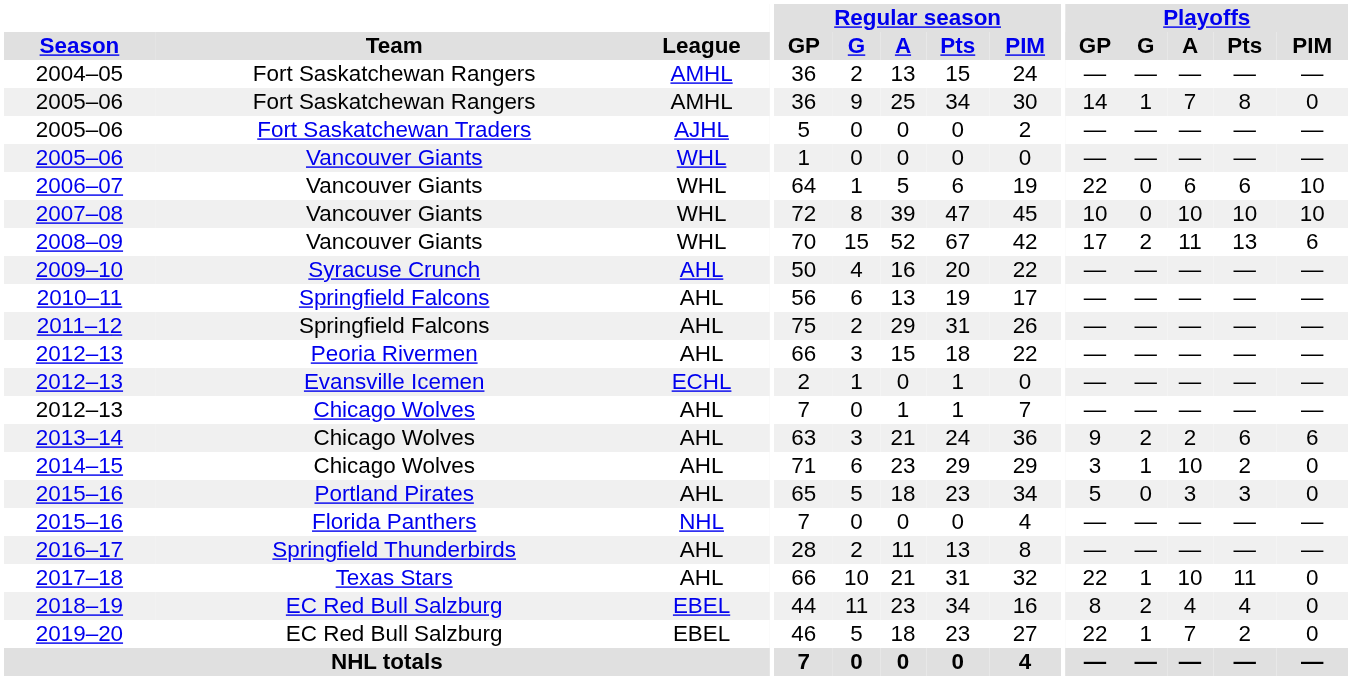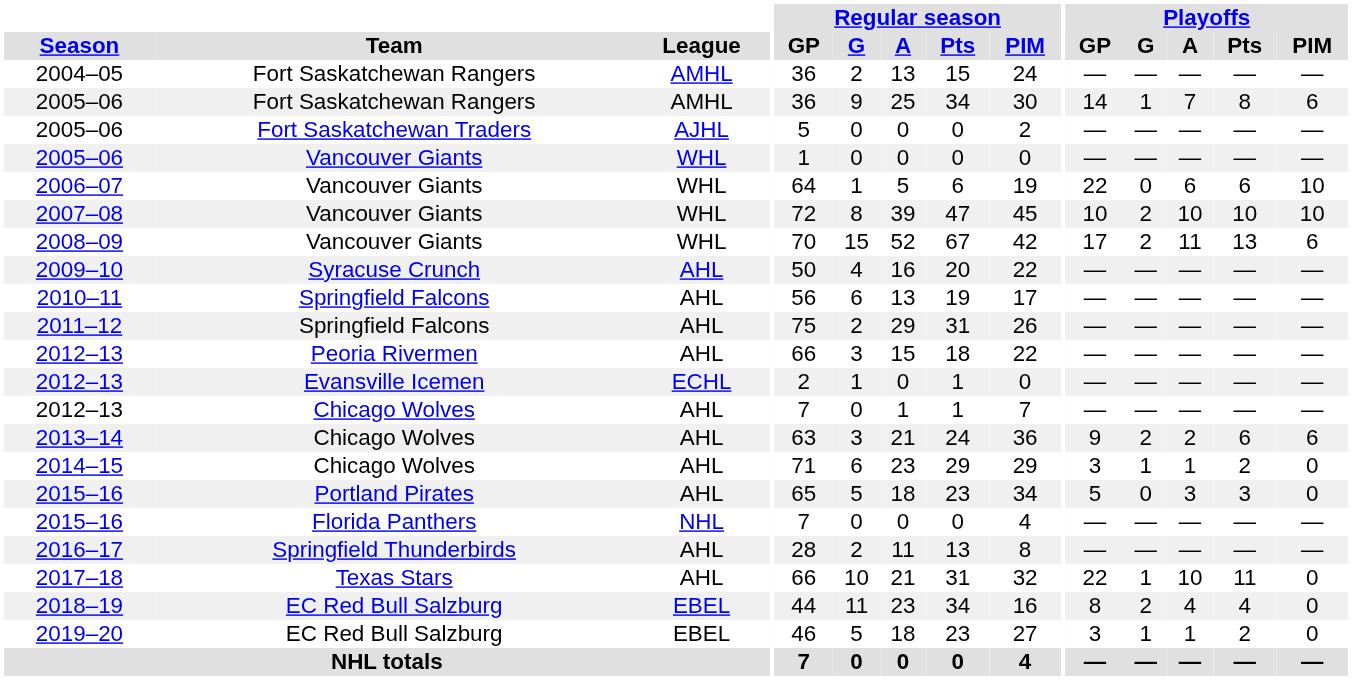(1312, 101) 0 -> (1312, 101) 6
(1146, 213) 0 -> (1146, 213) 2
(1190, 465) 10 -> (1190, 465) 1
(1095, 633) 22 -> (1095, 633) 3
(1190, 633) 7 -> (1190, 633) 1
